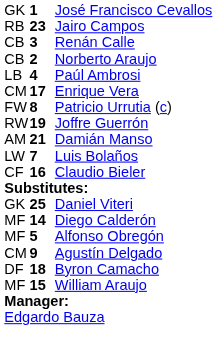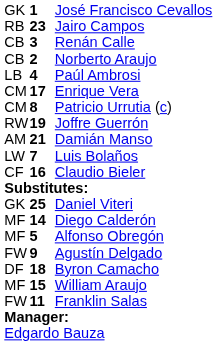(16, 107) FW -> (16, 107) CM
(16, 252) CM -> (16, 252) FW
+ row: (101, 301)
